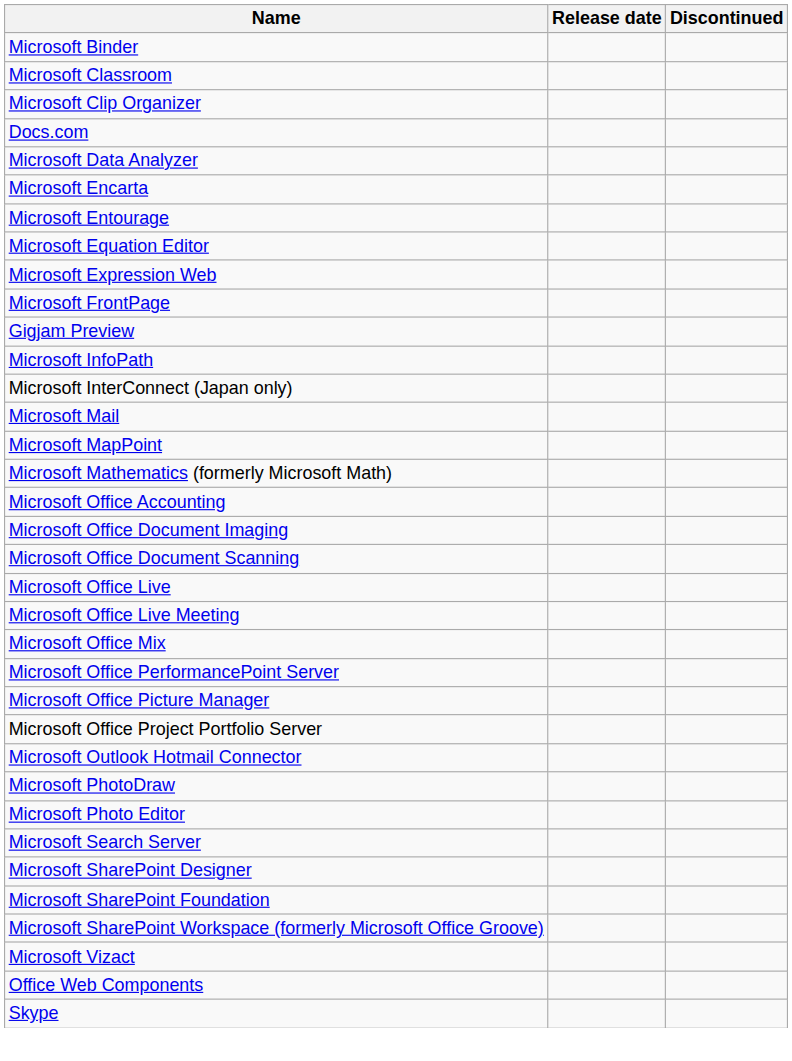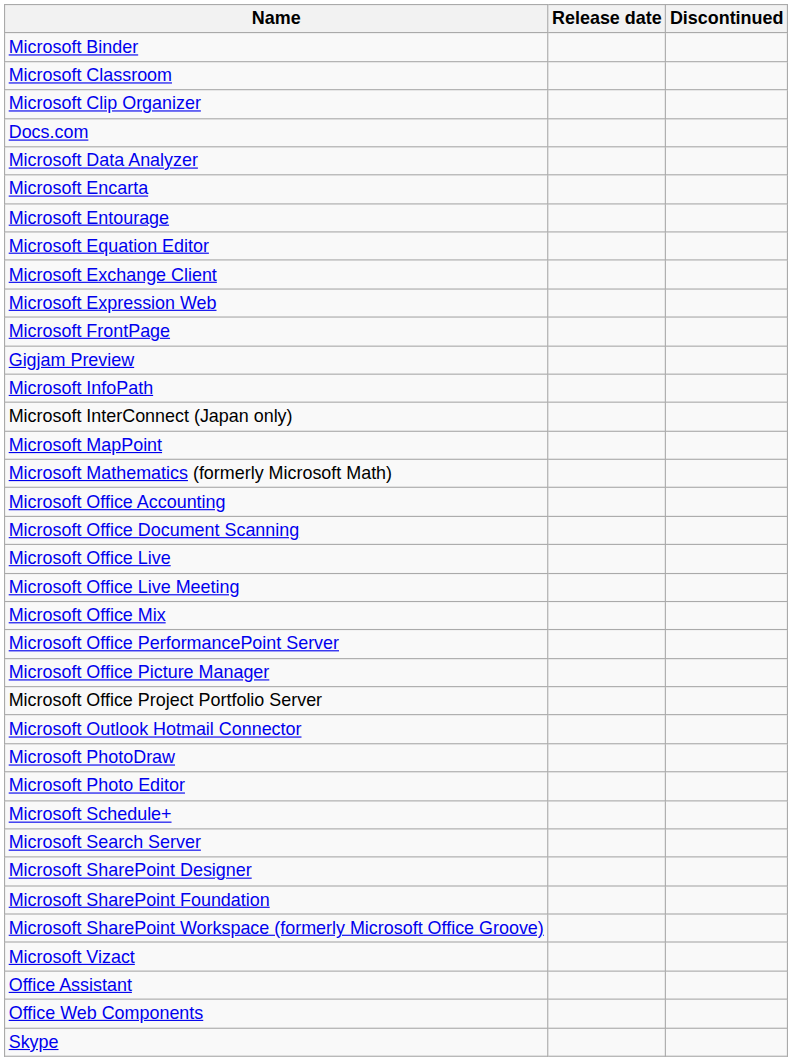+ row: (113, 274)
- row: (64, 416)
- row: (148, 530)
+ row: (90, 814)
+ row: (70, 984)
